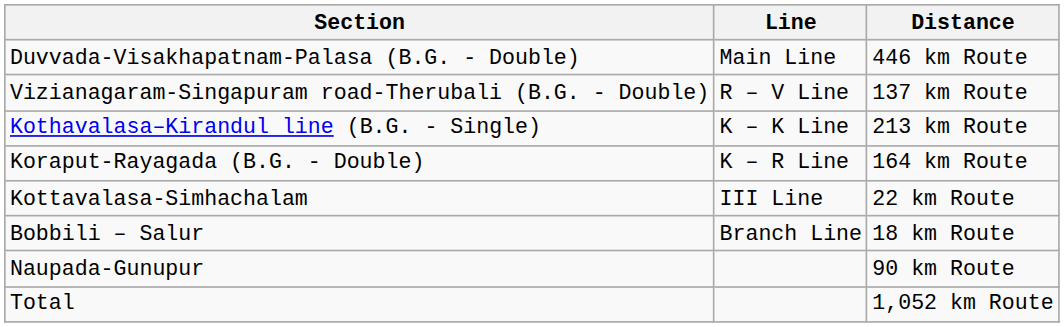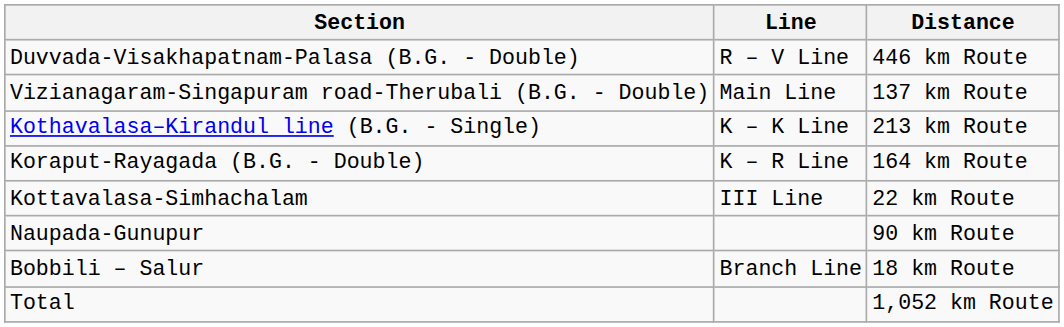(778, 58) Main Line -> (784, 58) R – V Line
(784, 93) R – V Line -> (778, 93) Main Line
rows swapped: (107, 233) <-> (107, 269)
